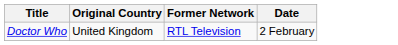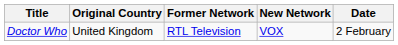+ column: (295, 13)
